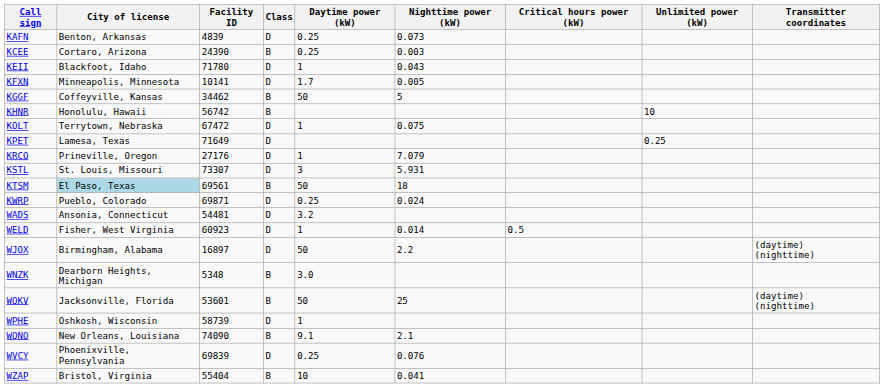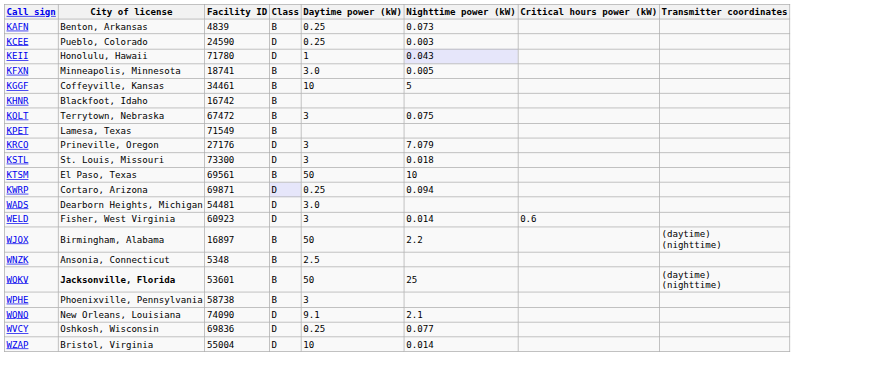- column: (697, 17)
(268, 37) D -> (274, 27) B
(103, 52) Cortaro, Arizona -> (104, 41) Pueblo, Colorado
(215, 52) 24390 -> (221, 41) 24590
(268, 52) B -> (274, 41) D
(103, 67) Blackfoot, Idaho -> (104, 56) Honolulu, Hawaii
(411, 67) no background -> (420, 56) lavender background
(215, 82) 10141 -> (221, 71) 18741
(268, 82) D -> (274, 71) B
(305, 82) 1.7 -> (311, 71) 3.0
(215, 96) 34462 -> (221, 86) 34461
(303, 96) 50 -> (309, 86) 10
(103, 111) Honolulu, Hawaii -> (104, 101) Blackfoot, Idaho
(215, 111) 56742 -> (221, 101) 16742
(268, 126) D -> (274, 116) B
(300, 126) 1 -> (306, 116) 3
(215, 141) 71649 -> (221, 130) 71549
(268, 141) D -> (274, 130) B
(300, 156) 1 -> (306, 145) 3
(215, 171) 73307 -> (221, 160) 73300
(411, 171) 5.931 -> (420, 160) 0.018
(97, 185) lightblue background -> (99, 175) no background
(402, 185) 18 -> (412, 175) 10
(103, 200) Pueblo, Colorado -> (104, 190) Cortaro, Arizona
(268, 200) no background -> (274, 190) lavender background
(411, 200) 0.024 -> (420, 190) 0.094
(113, 215) Ansonia, Connecticut -> (131, 205) Dearborn Heights, Michigan
(305, 215) 3.2 -> (311, 205) 3.0
(300, 230) 1 -> (306, 219) 3
(516, 230) 0.5 -> (528, 219) 0.6
(268, 250) D -> (274, 239) B
(105, 275) Dearborn Heights, Michigan -> (115, 260) Ansonia, Connecticut
(305, 275) 3.0 -> (311, 260) 2.5
(116, 301) normal -> (118, 280) bold
(108, 321) Oshkosh, Wisconsin -> (131, 300) Phoenixville, Pennsylvania
(215, 321) 58739 -> (221, 300) 58738
(268, 321) D -> (274, 300) B
(300, 321) 1 -> (306, 300) 3
(268, 336) B -> (274, 315) D
(94, 356) Phoenixville, Pennsylvania -> (109, 329) Oshkosh, Wisconsin
(215, 356) 69839 -> (221, 329) 69836
(411, 356) 0.076 -> (420, 329) 0.077
(215, 376) 55404 -> (221, 344) 55004
(268, 376) B -> (274, 344) D
(411, 376) 0.041 -> (420, 344) 0.014
